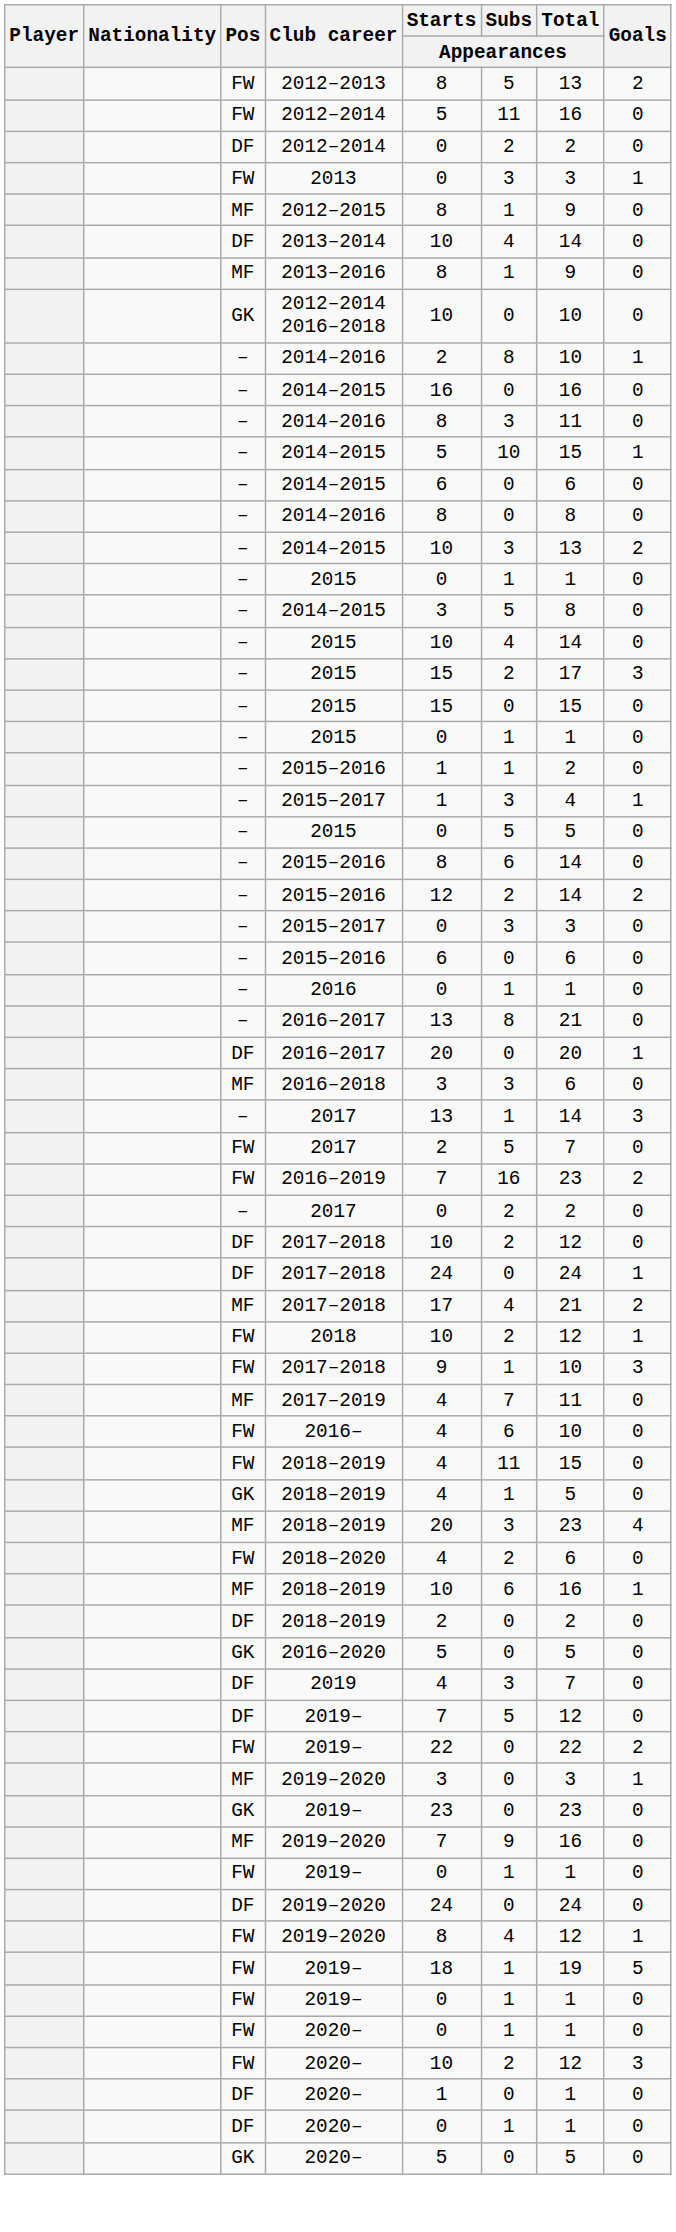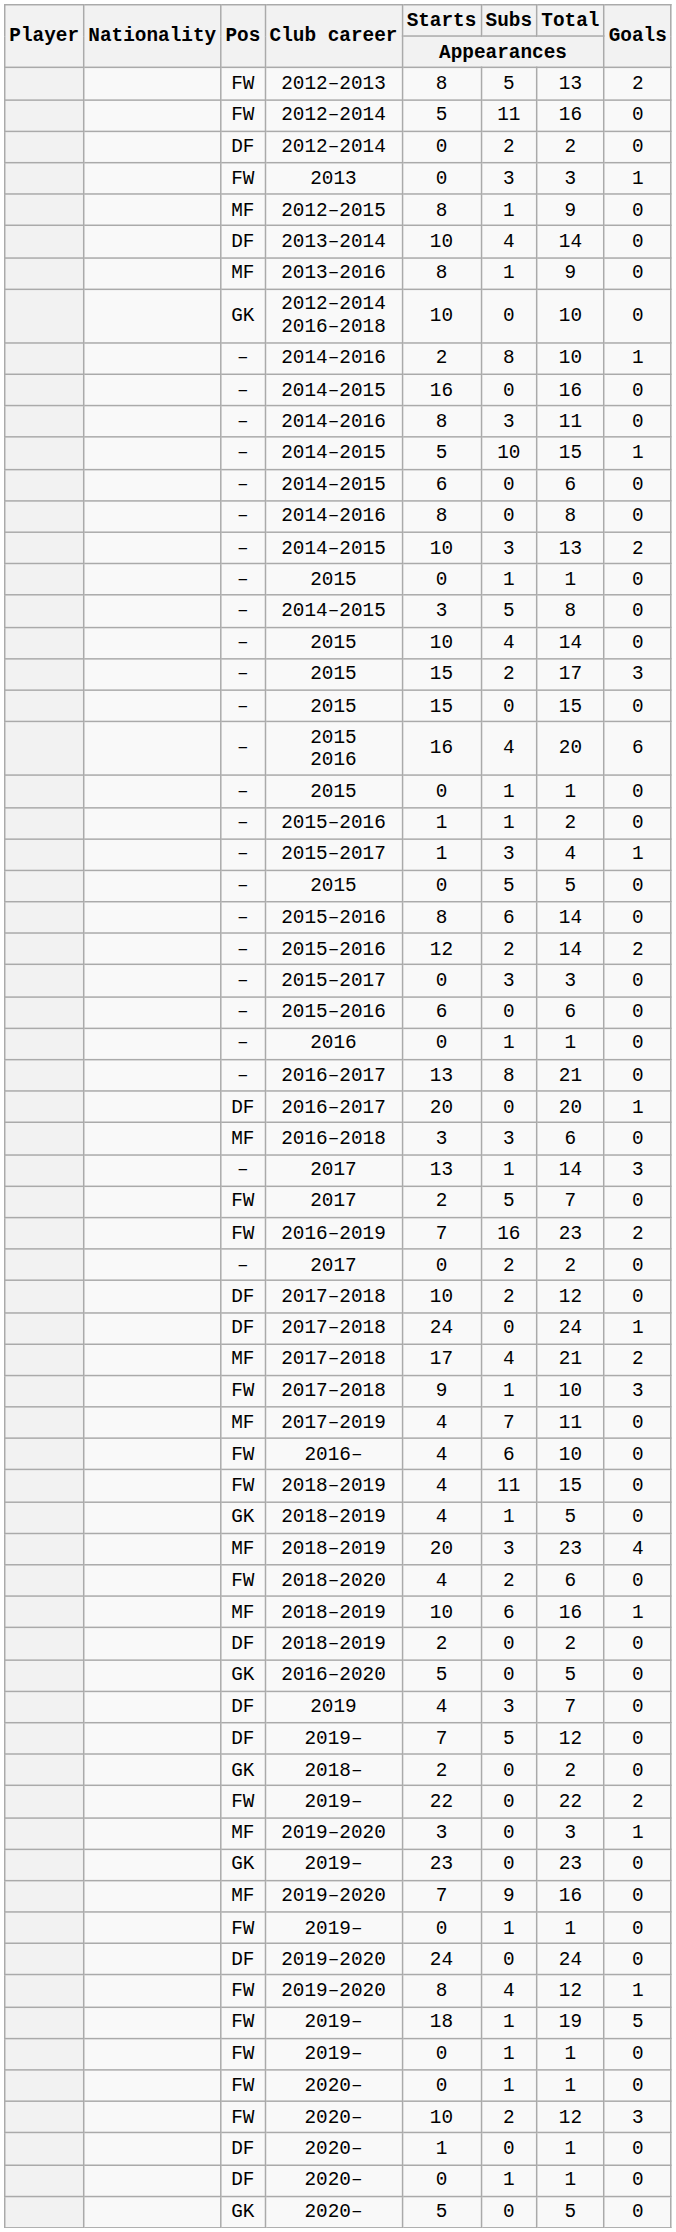+ row: (243, 749)
- row: (243, 1337)
+ row: (243, 1770)
